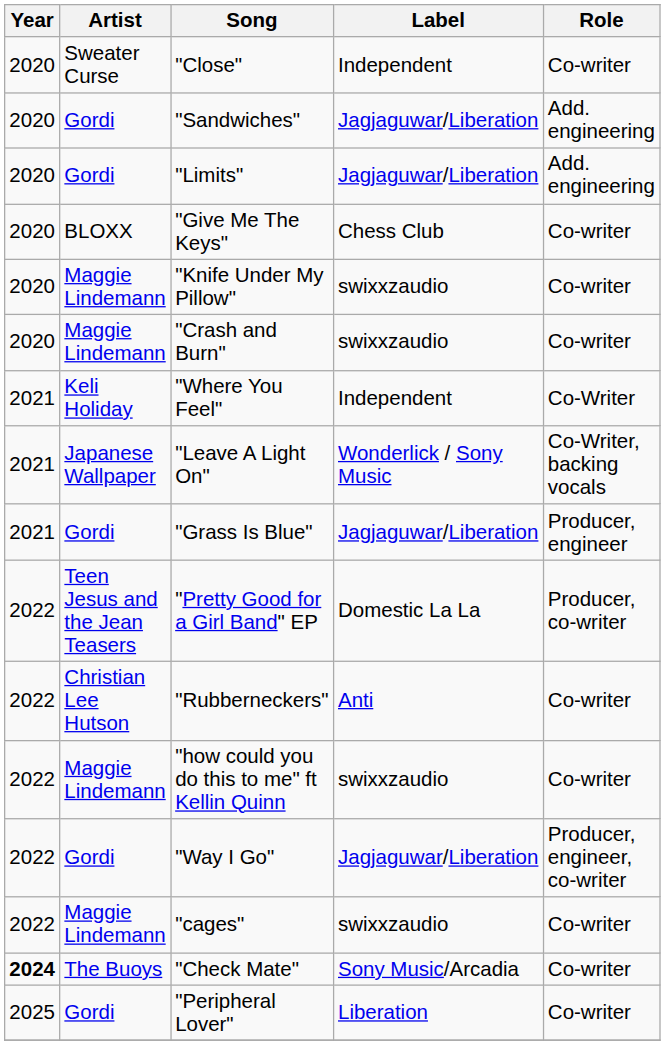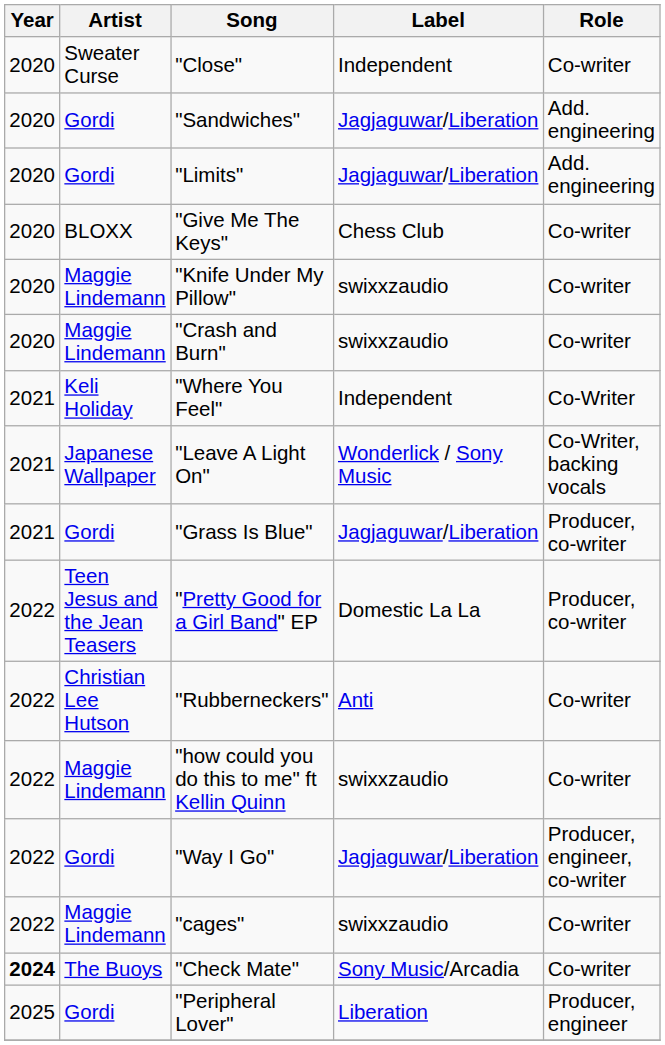(592, 531) Producer, engineer -> (592, 531) Producer, co-writer
(589, 1012) Co-writer -> (592, 1012) Producer, engineer
